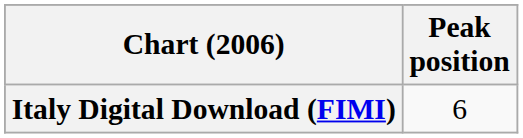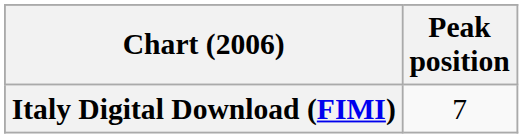(460, 108) 6 -> (460, 108) 7
